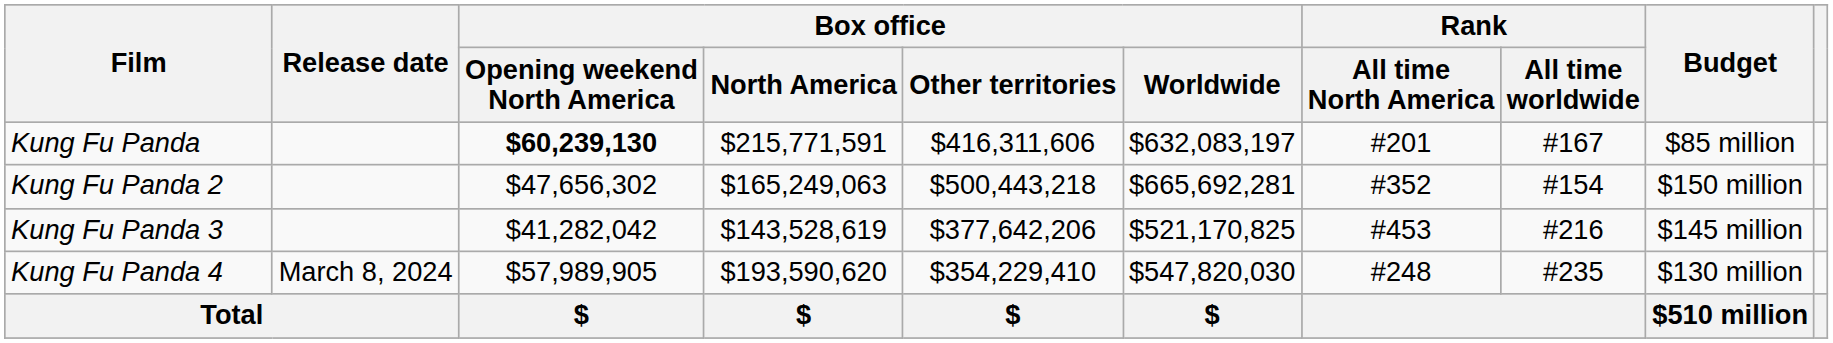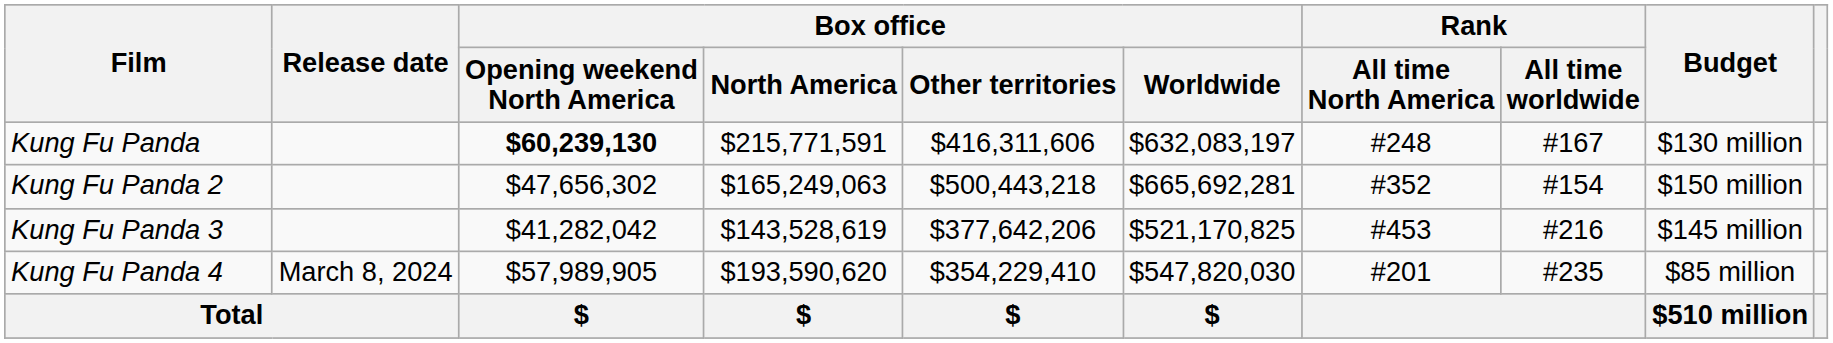(1401, 142) #201 -> (1401, 142) #248
(1730, 142) $85 million -> (1730, 142) $130 million
(1401, 272) #248 -> (1401, 272) #201
(1730, 272) $130 million -> (1730, 272) $85 million
